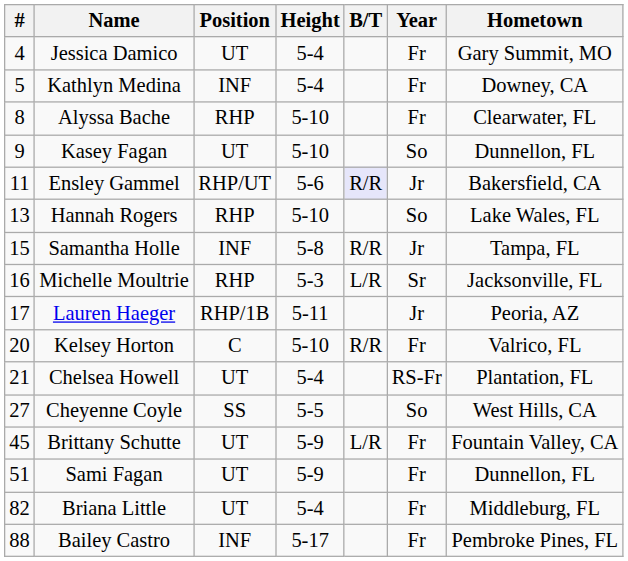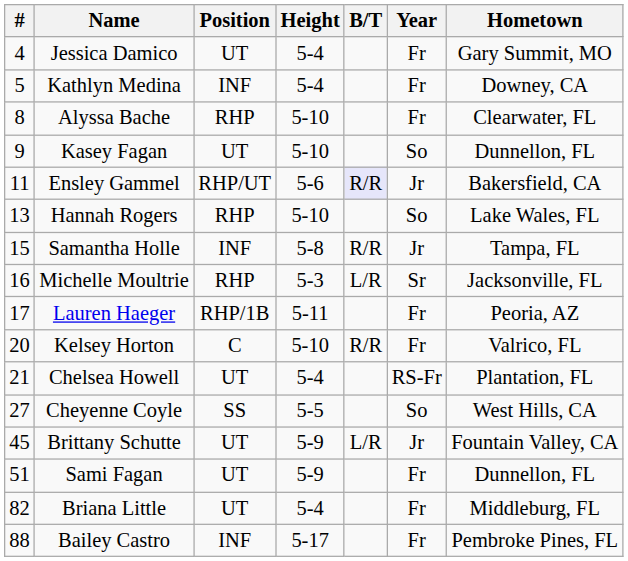(417, 313) Jr -> (417, 313) Fr
(417, 442) Fr -> (417, 442) Jr
